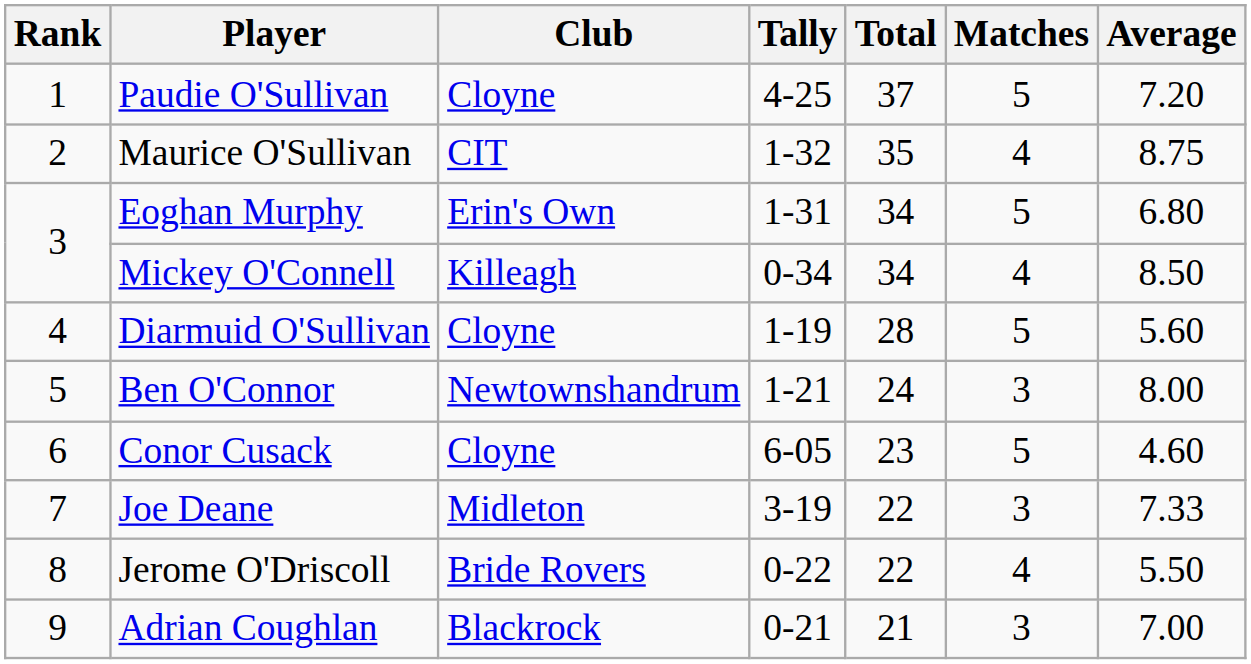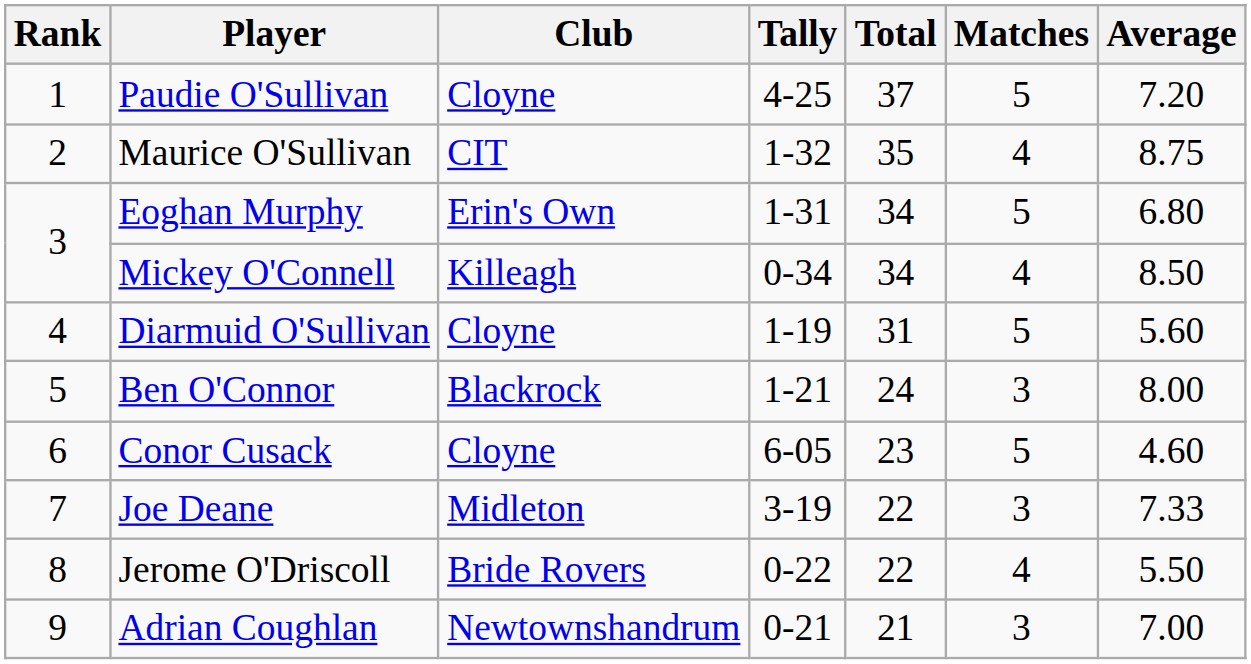(896, 331) 28 -> (896, 331) 31
(594, 390) Newtownshandrum -> (524, 390) Blackrock
(524, 627) Blackrock -> (594, 627) Newtownshandrum
